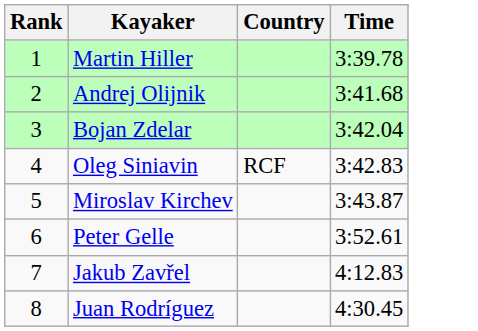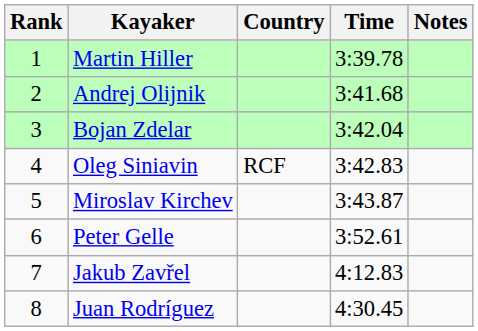+ column: (441, 22)
